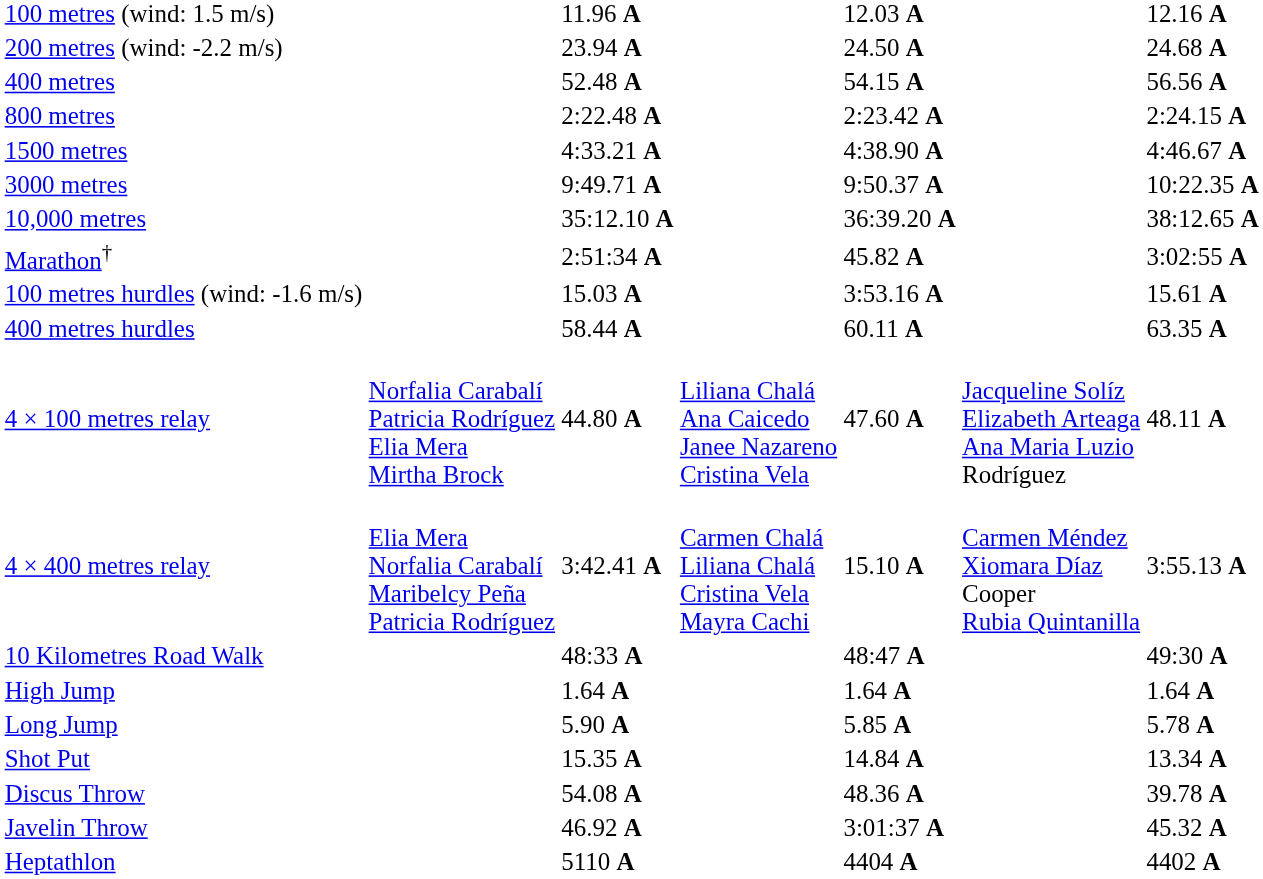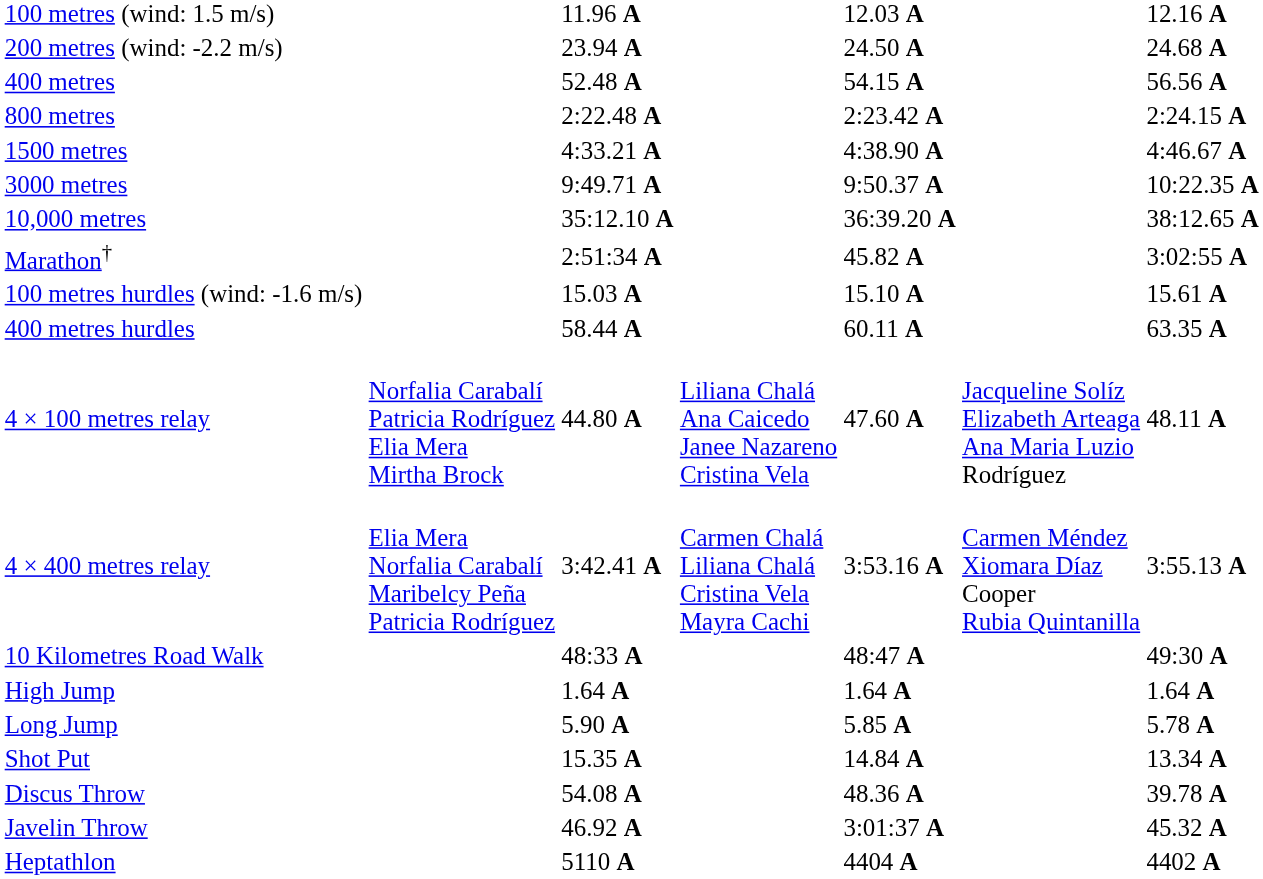(893, 294) 3:53.16 A -> (884, 294) 15.10 A
(884, 566) 15.10 A -> (893, 566) 3:53.16 A
